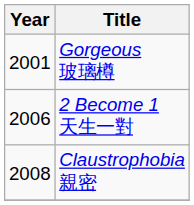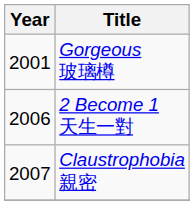(30, 173) 2008 -> (30, 173) 2007
